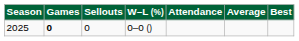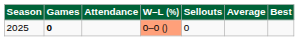columns swapped: (103, 12) <-> (195, 12)
(140, 28) no background -> (155, 28) lightsalmon background
